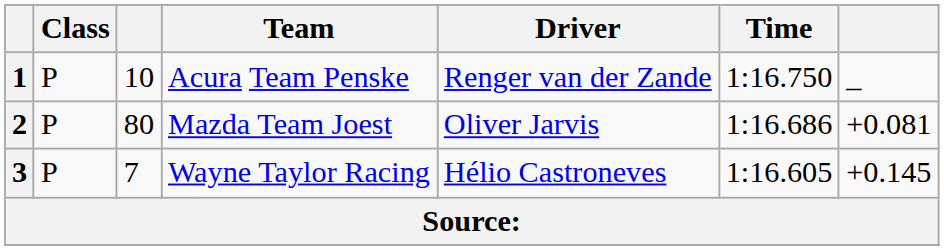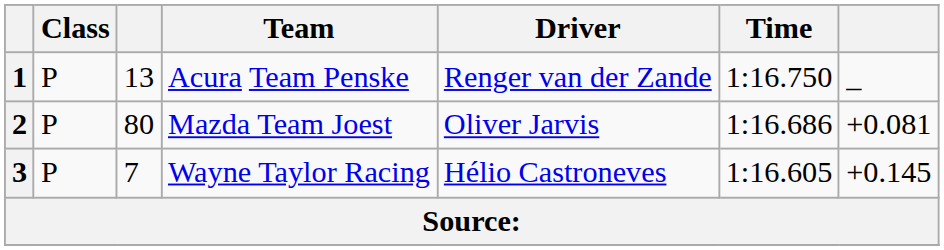(139, 76) 10 -> (139, 76) 13
